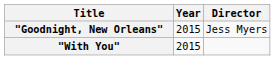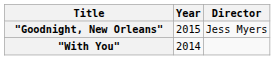(188, 46) 2015 -> (188, 46) 2014
